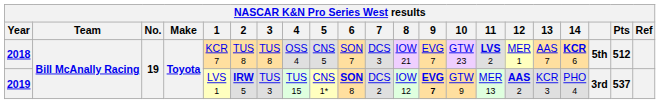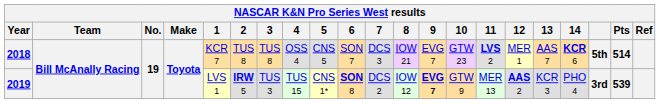(622, 54) 512 -> (622, 54) 514
(622, 84) 537 -> (622, 84) 539
